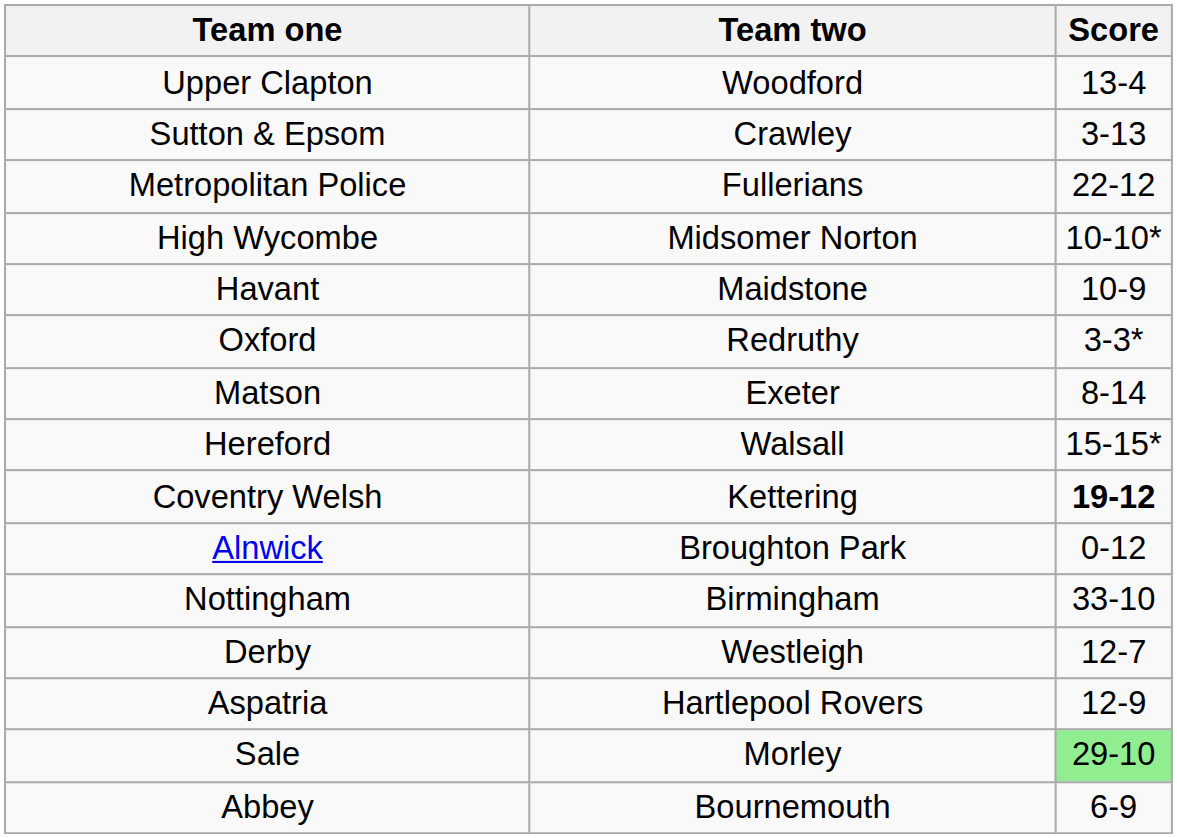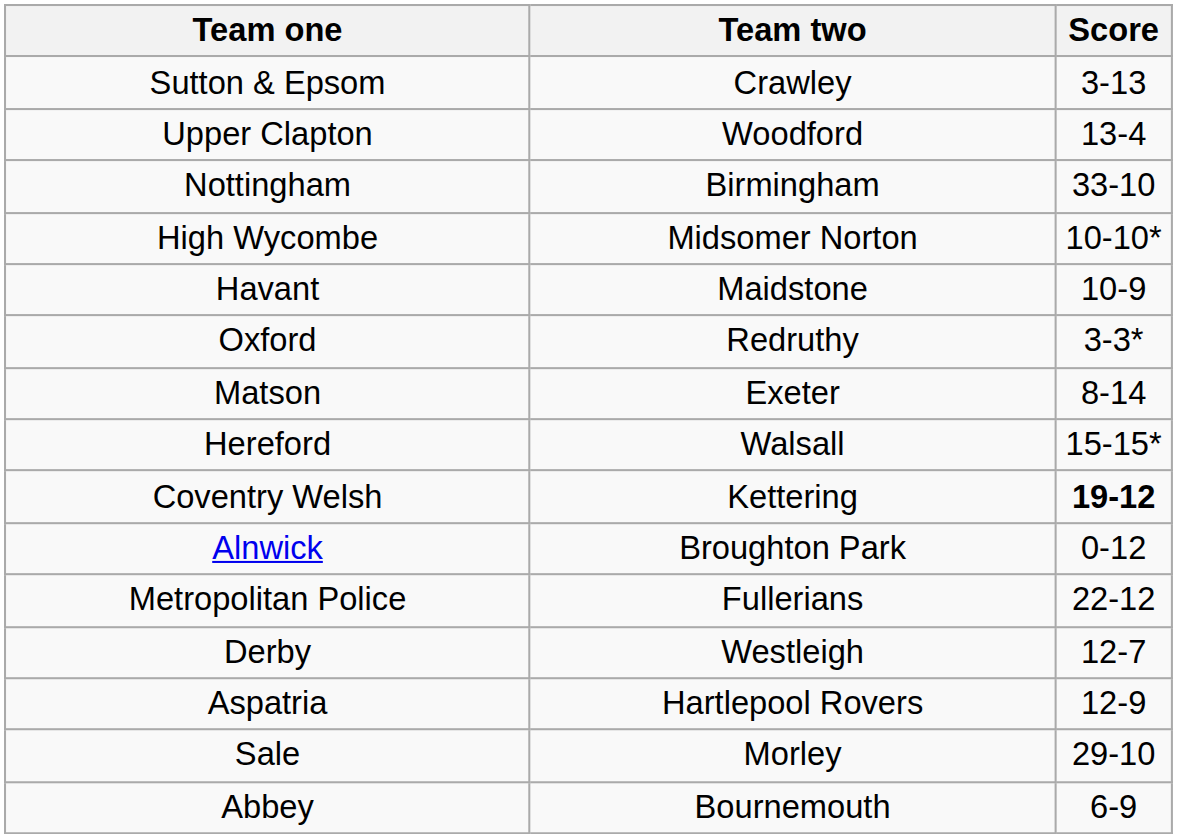rows swapped: (268, 133) <-> (268, 82)
rows swapped: (268, 185) <-> (268, 599)
(1114, 755) lightgreen background -> (1114, 755) no background
